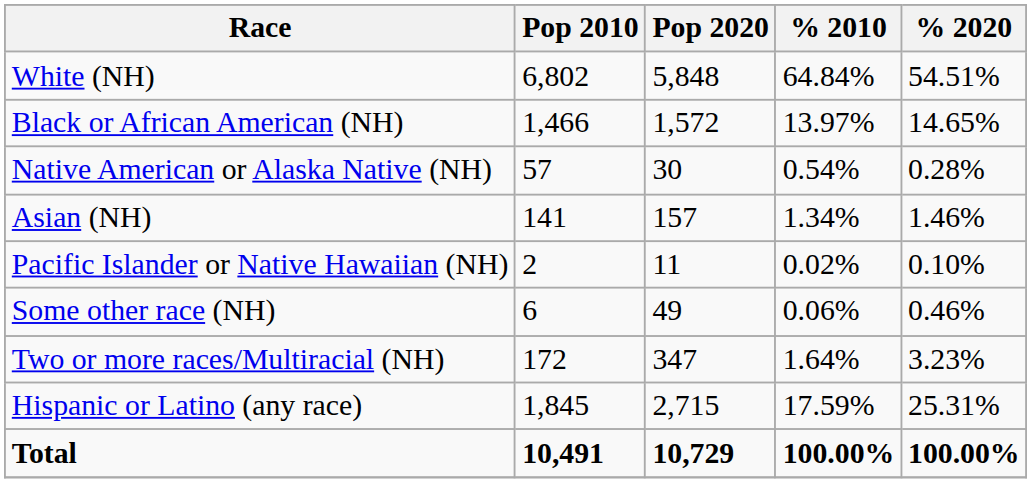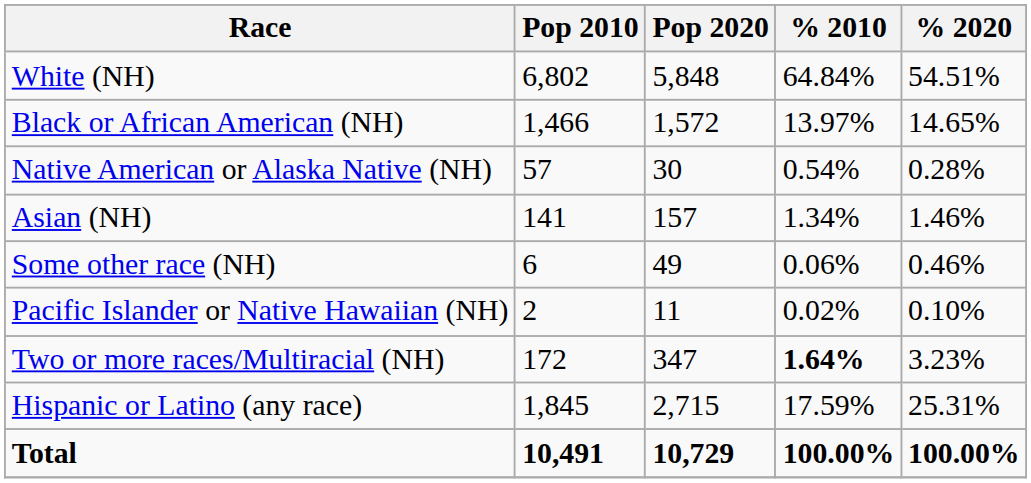rows swapped: (260, 264) <-> (144, 311)
(821, 358) normal -> (824, 358) bold
